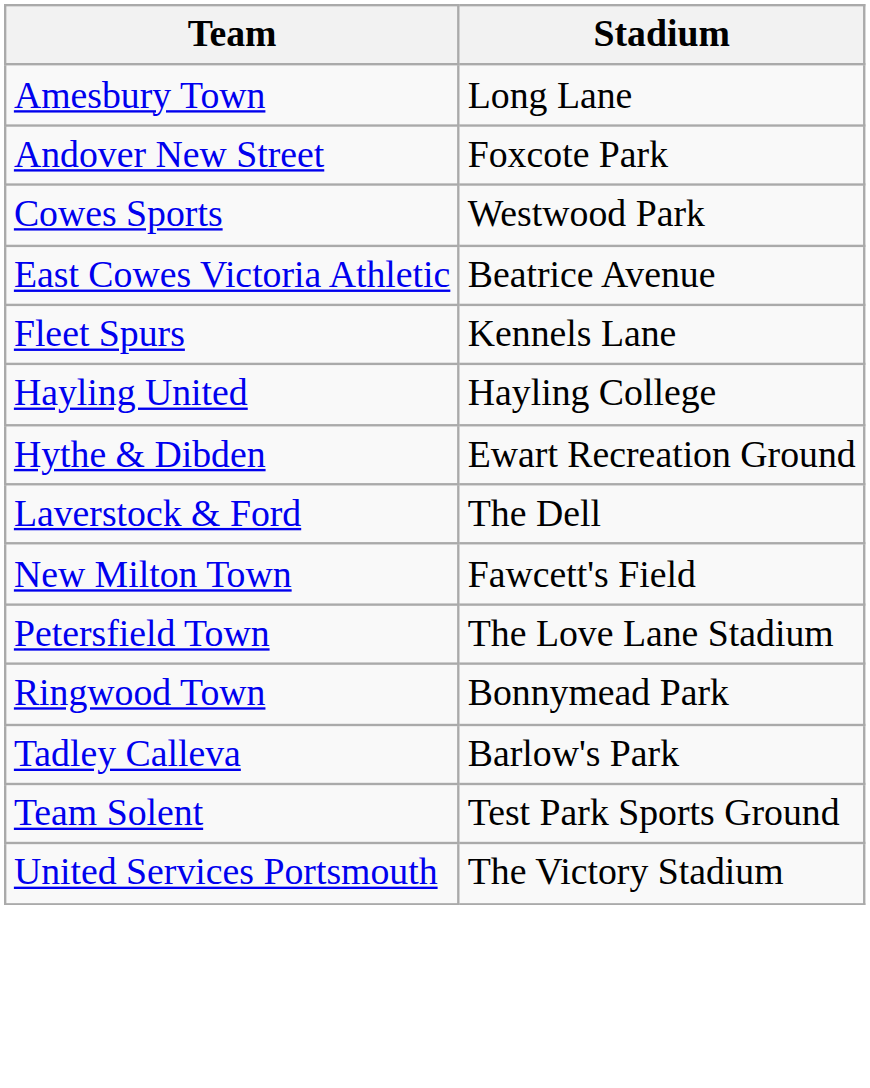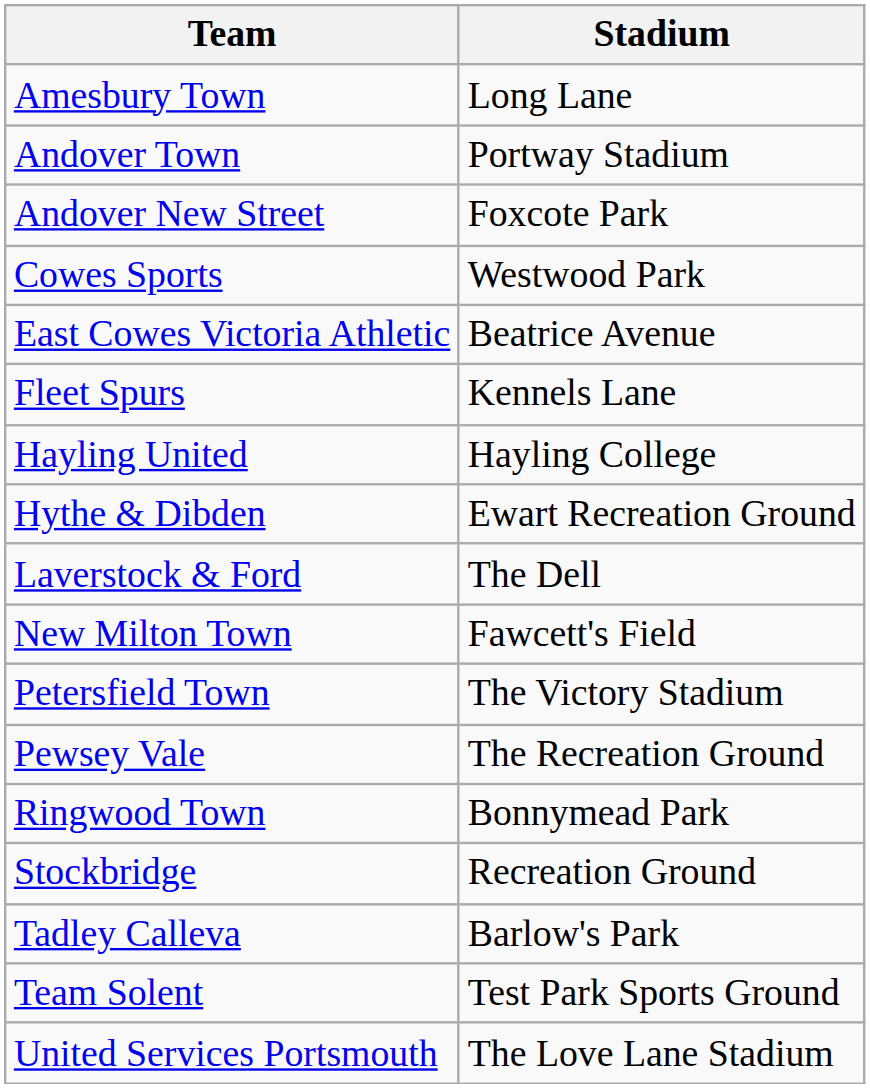+ row: (127, 154)
(651, 633) The Love Lane Stadium -> (626, 693) The Victory Stadium
+ row: (109, 753)
+ row: (105, 872)
(626, 872) The Victory Stadium -> (651, 1052) The Love Lane Stadium
